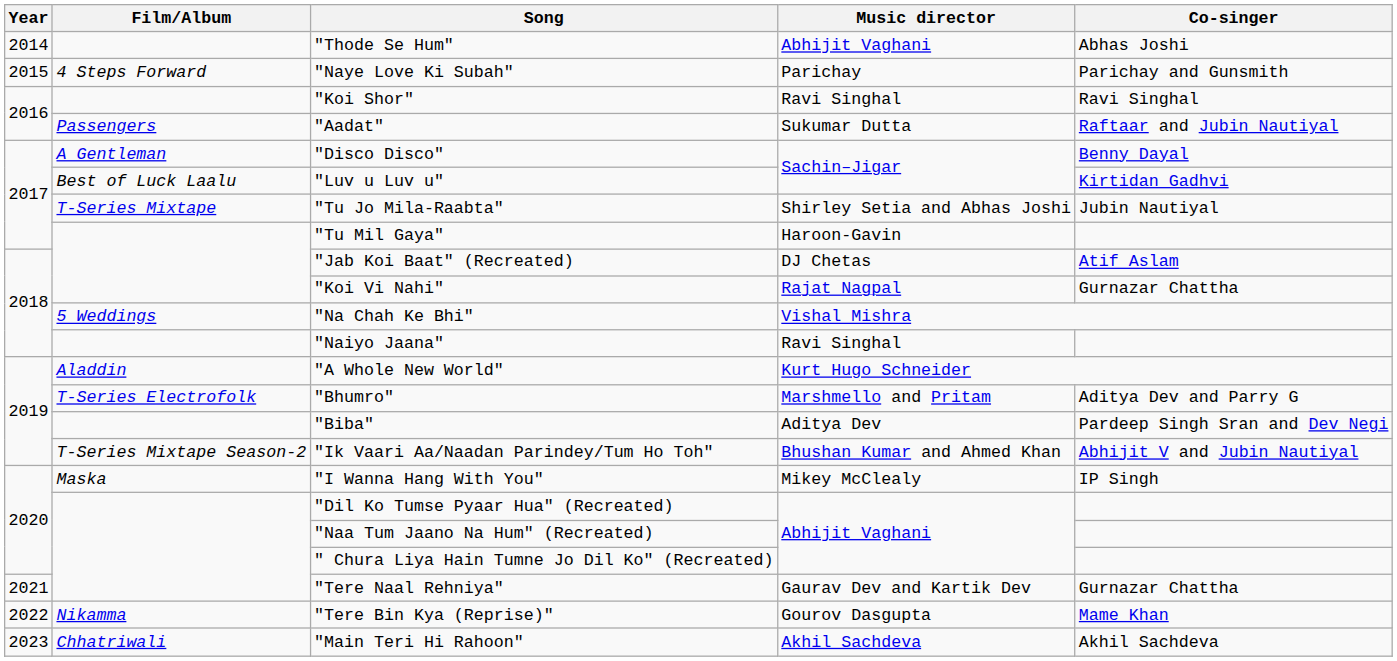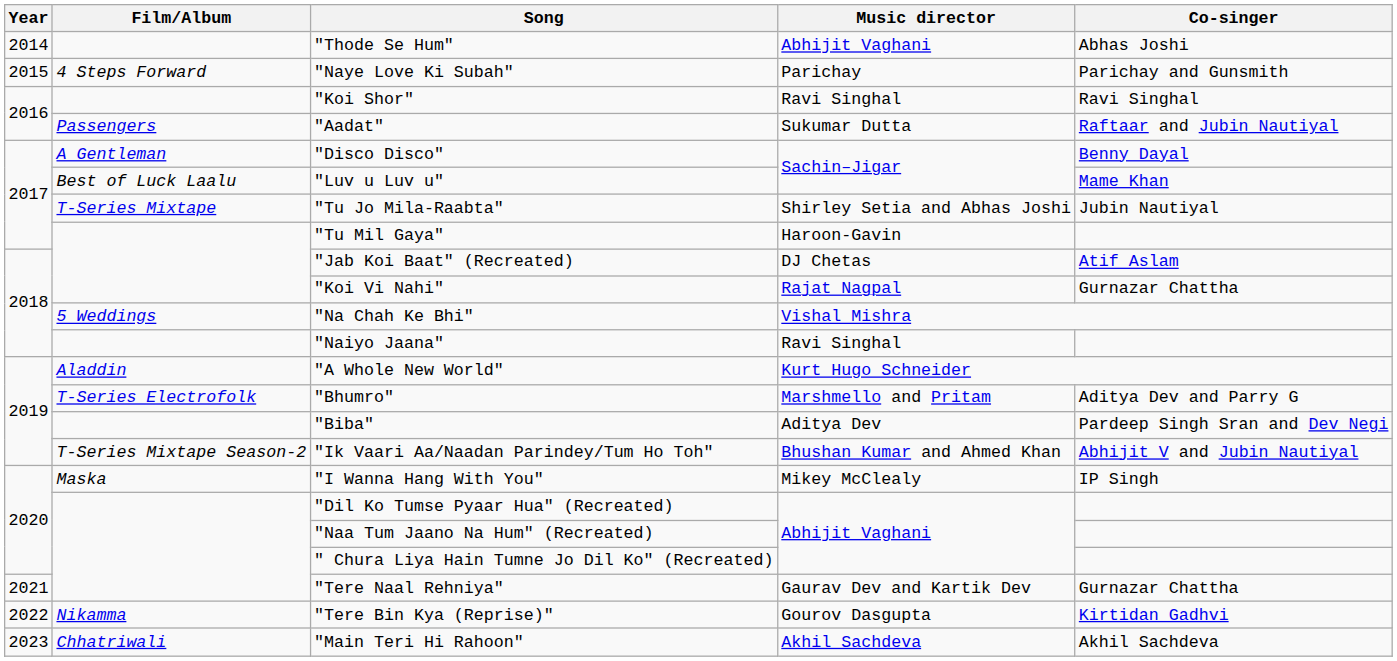(1154, 181) Kirtidan Gadhvi -> (1124, 181) Mame Khan
(1124, 615) Mame Khan -> (1154, 615) Kirtidan Gadhvi
